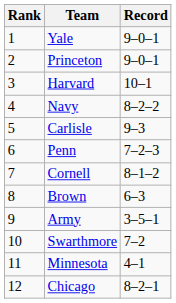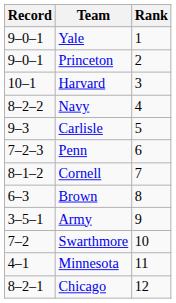columns swapped: (24, 15) <-> (146, 15)
